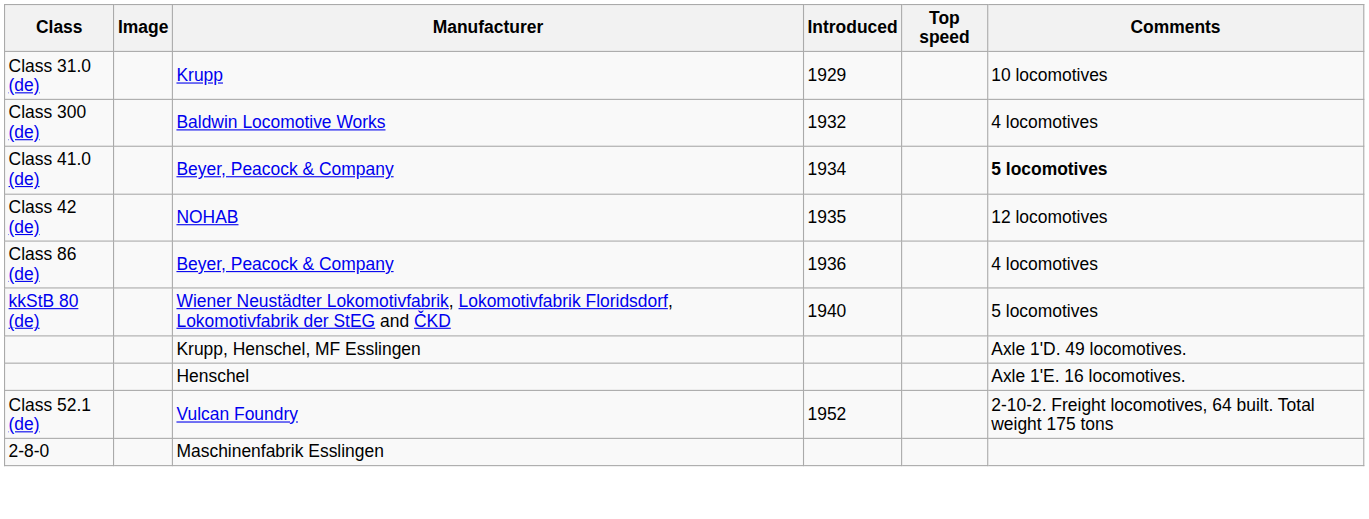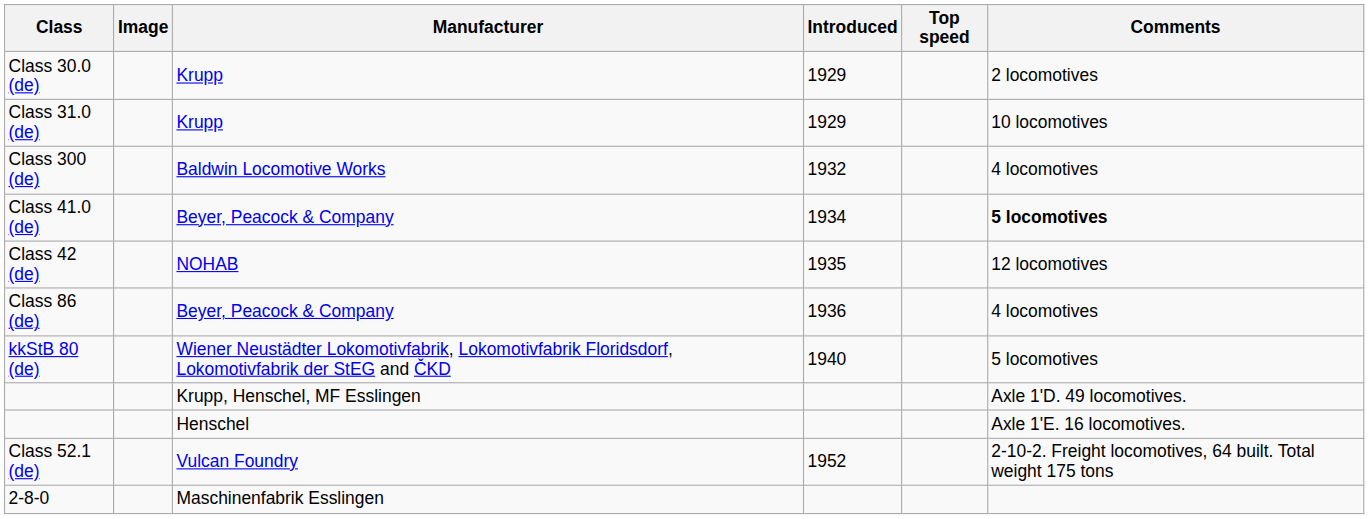+ row: (50, 75)
